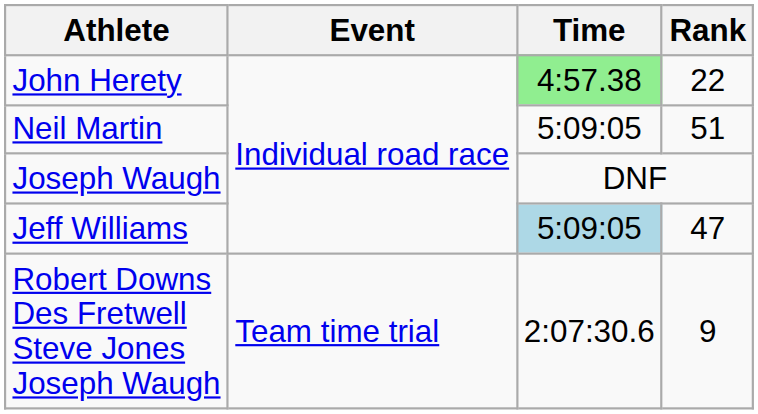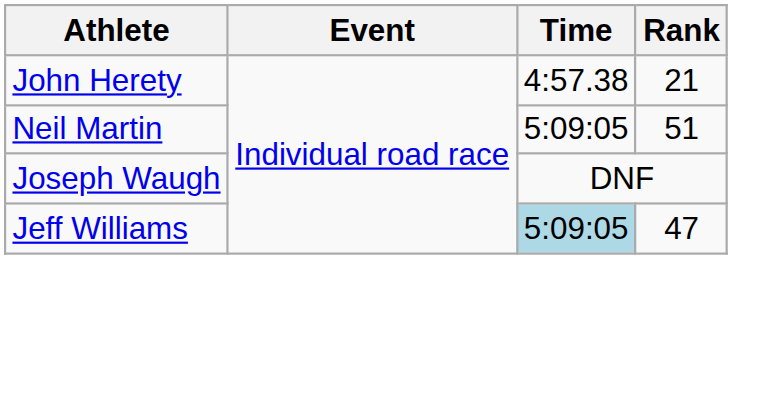(589, 80) lightgreen background -> (576, 80) no background
(708, 80) 22 -> (682, 80) 21
- row: (117, 331)
